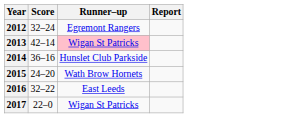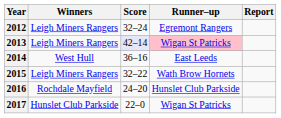+ column: (74, 12)
(43, 43) no background -> (135, 43) lavender background
(103, 58) Hunslet Club Parkside -> (196, 58) East Leeds
(43, 74) 24–20 -> (135, 74) 32–22
(43, 89) 32–22 -> (135, 89) 24–20
(103, 89) East Leeds -> (196, 89) Hunslet Club Parkside
